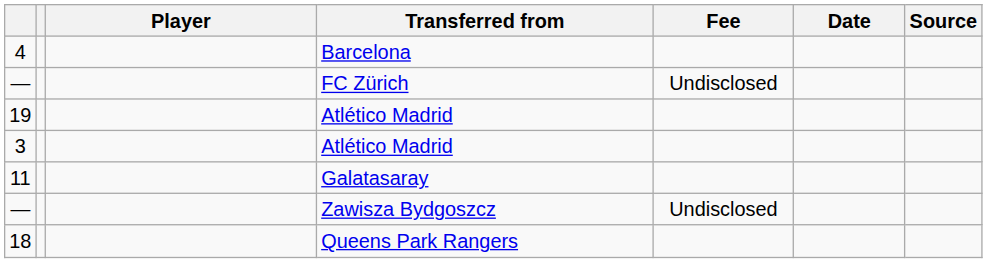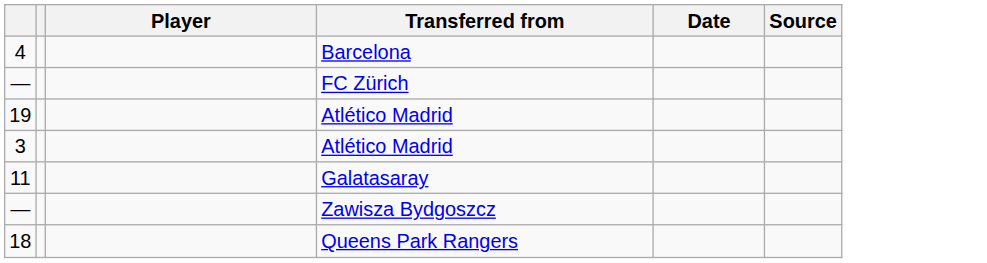- column: (723, 21)
